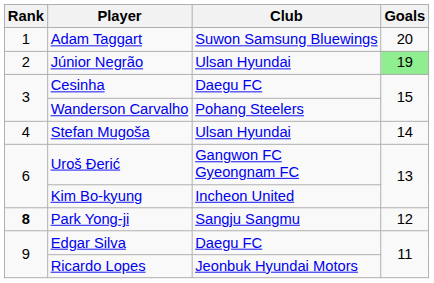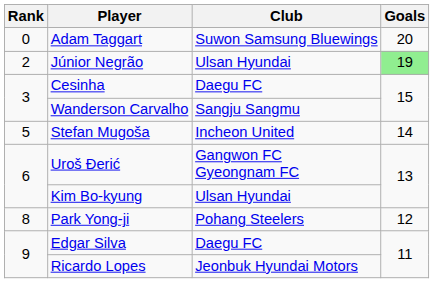(26, 39) 1 -> (26, 39) 0
(250, 109) Pohang Steelers -> (248, 109) Sangju Sangmu
(26, 132) 4 -> (26, 132) 5
(243, 132) Ulsan Hyundai -> (245, 132) Incheon United
(245, 196) Incheon United -> (243, 196) Ulsan Hyundai
(26, 219) bold -> (26, 219) normal
(248, 219) Sangju Sangmu -> (250, 219) Pohang Steelers
